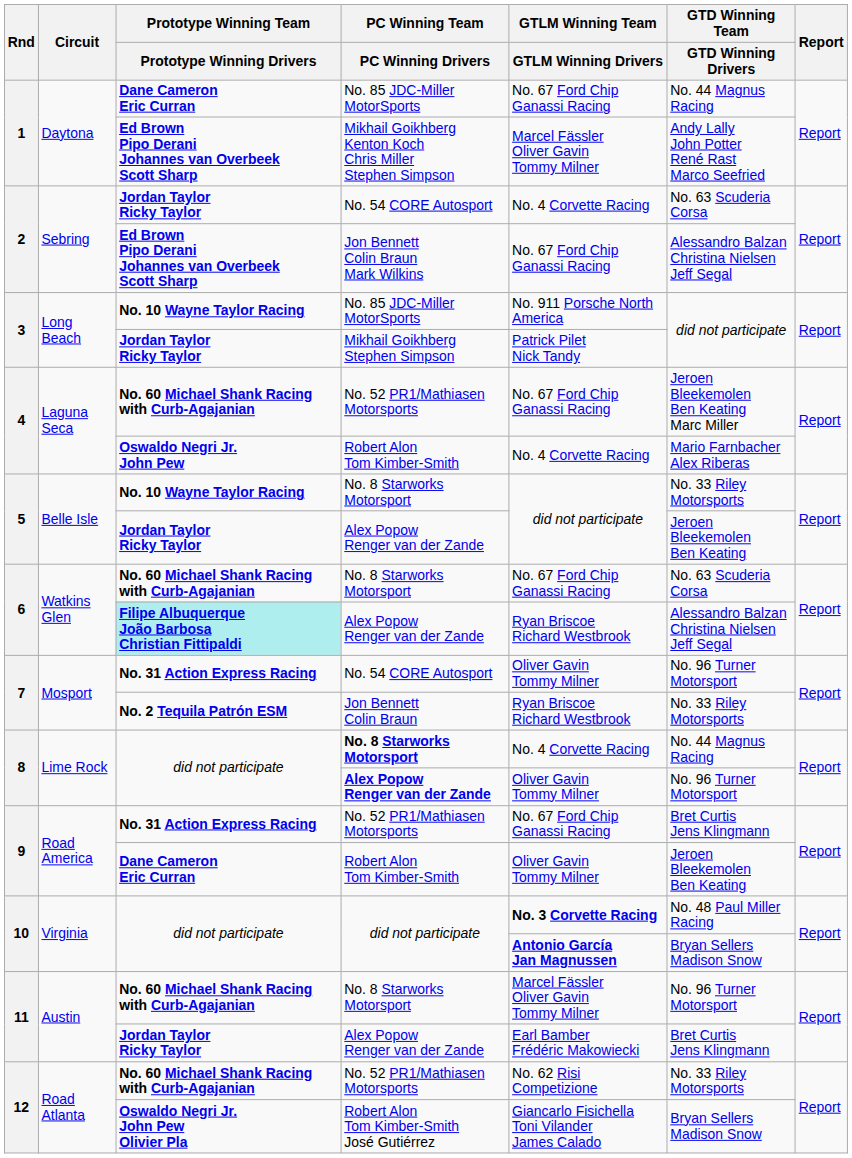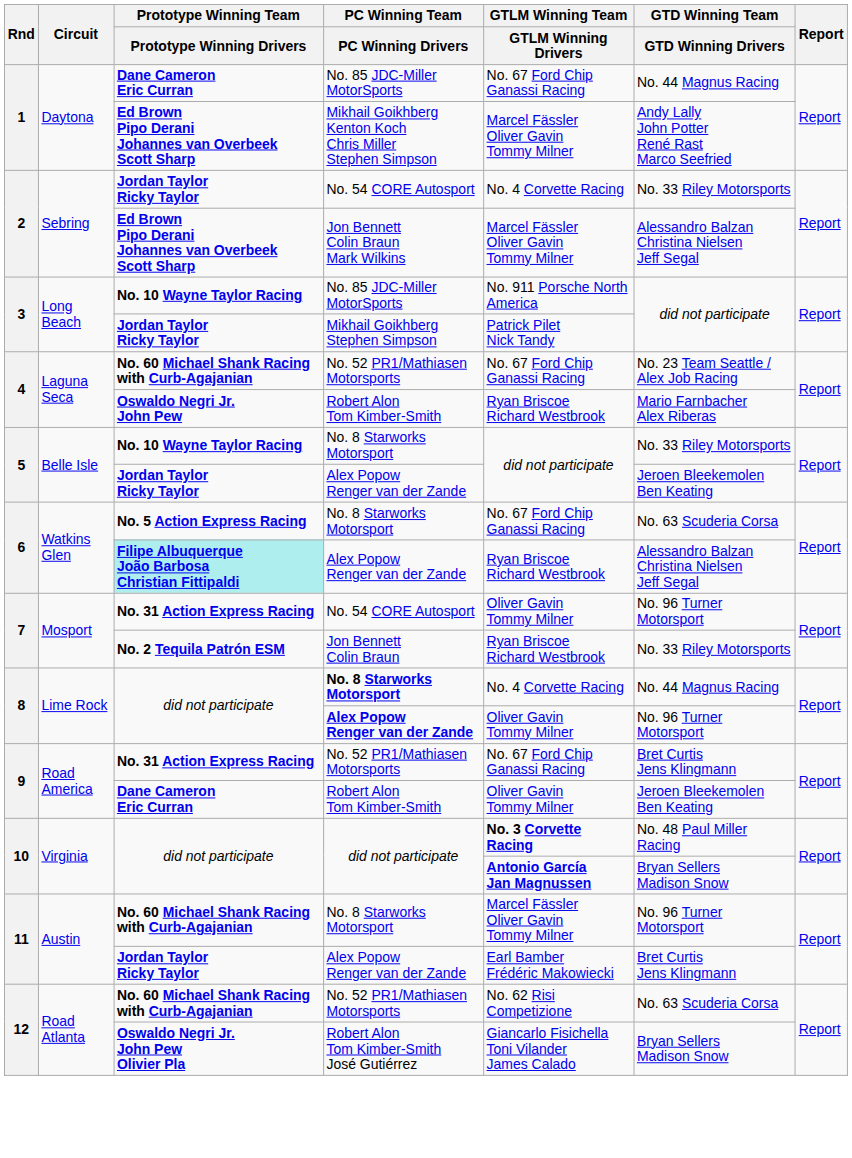(720, 205) No. 63 Scuderia Corsa -> (714, 190) No. 33 Riley Motorsports
(565, 258) No. 67 Ford Chip Ganassi Racing -> (532, 243) Marcel Fässler Oliver Gavin Tommy Milner
(711, 402) Jeroen Bleekemolen Ben Keating Marc Miller -> (704, 371) No. 23 Team Seattle / Alex Job Racing
(581, 455) No. 4 Corvette Racing -> (546, 409) Ryan Briscoe Richard Westbrook
(216, 583) No. 60 Michael Shank Racing with Curb-Agajanian -> (212, 521) No. 5 Action Express Racing
(708, 1081) No. 33 Riley Motorsports -> (708, 1003) No. 63 Scuderia Corsa
